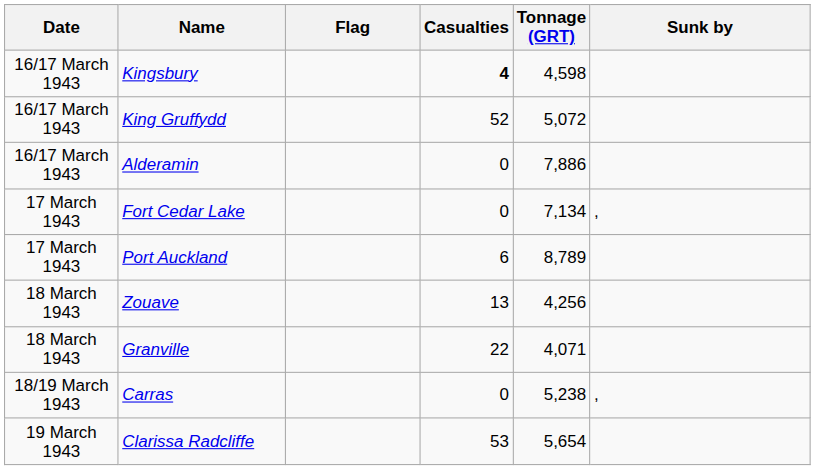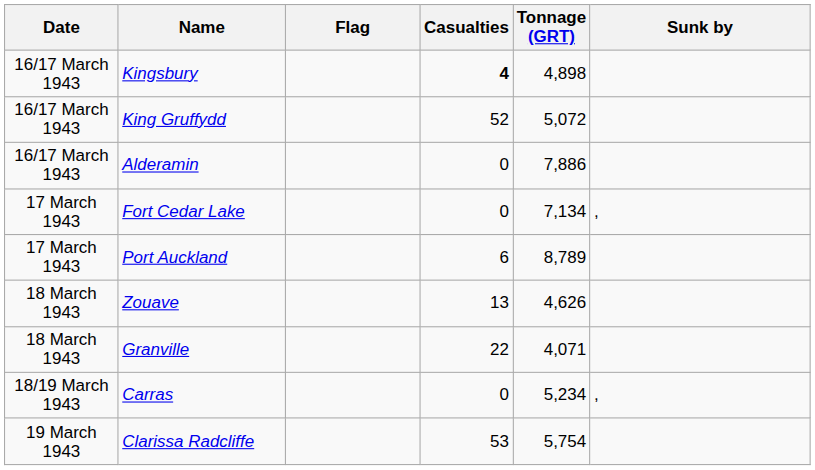(565, 73) 4,598 -> (565, 73) 4,898
(565, 303) 4,256 -> (565, 303) 4,626
(565, 395) 5,238 -> (565, 395) 5,234
(565, 441) 5,654 -> (565, 441) 5,754
